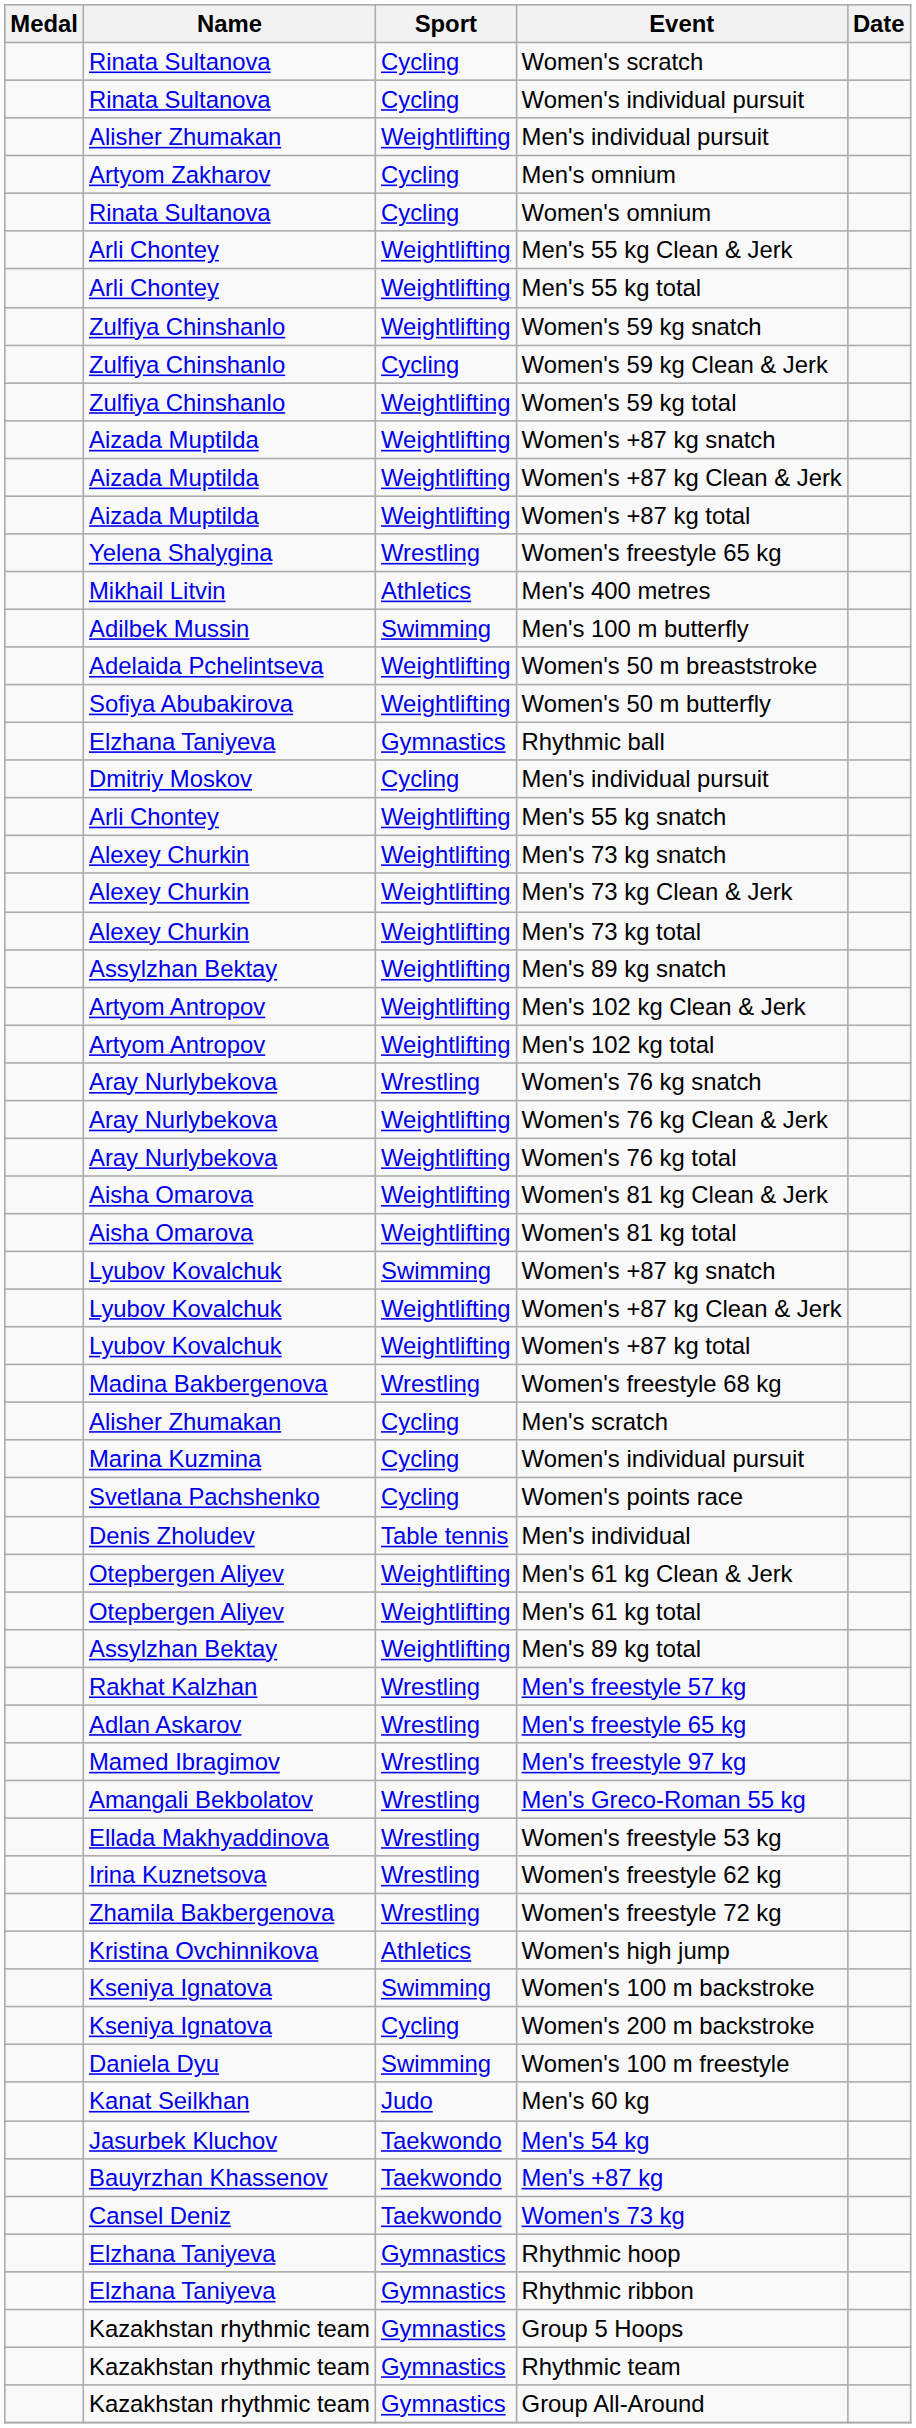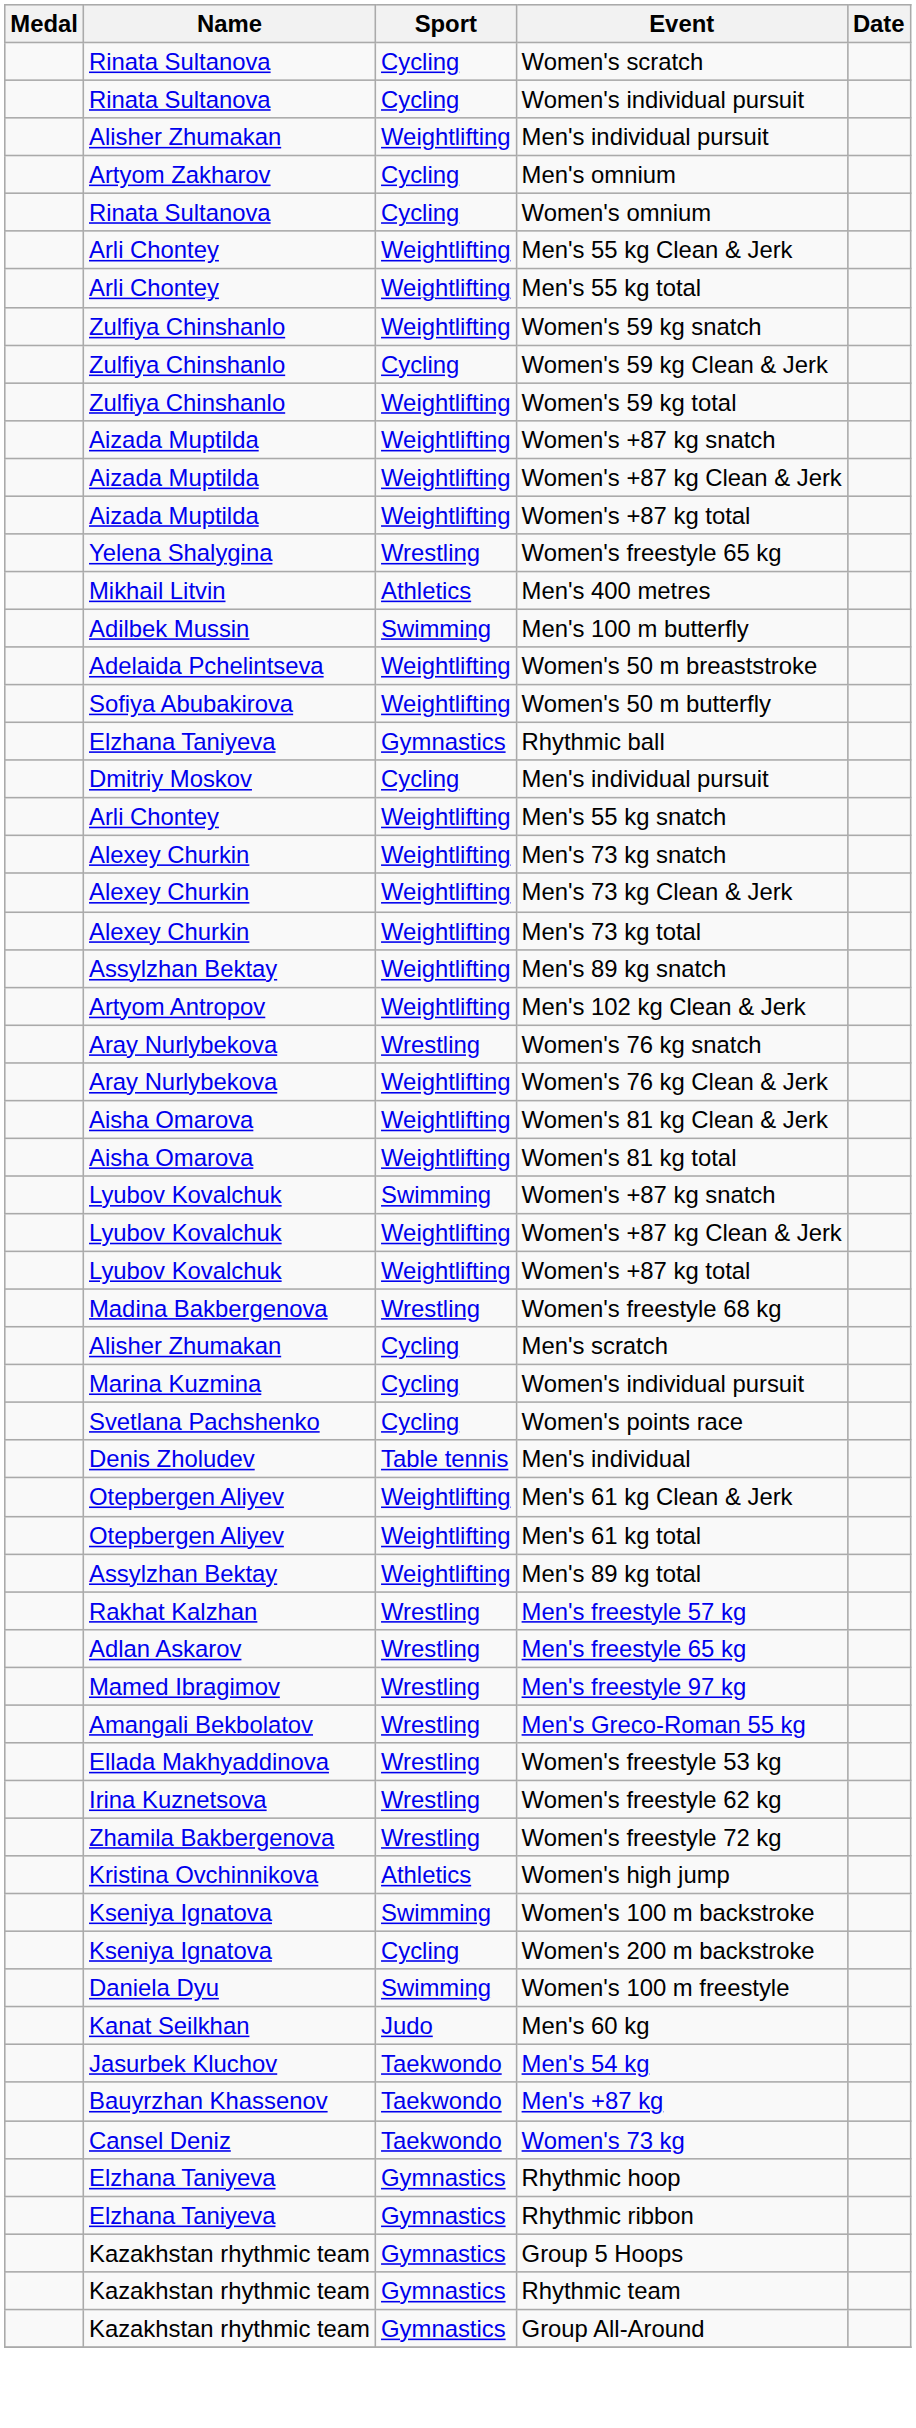- row: (177, 1044)
- row: (183, 1157)
